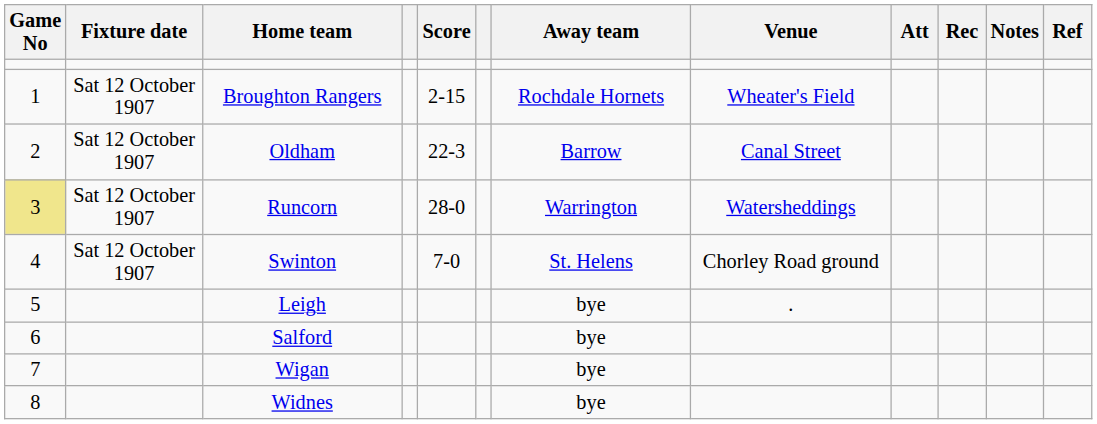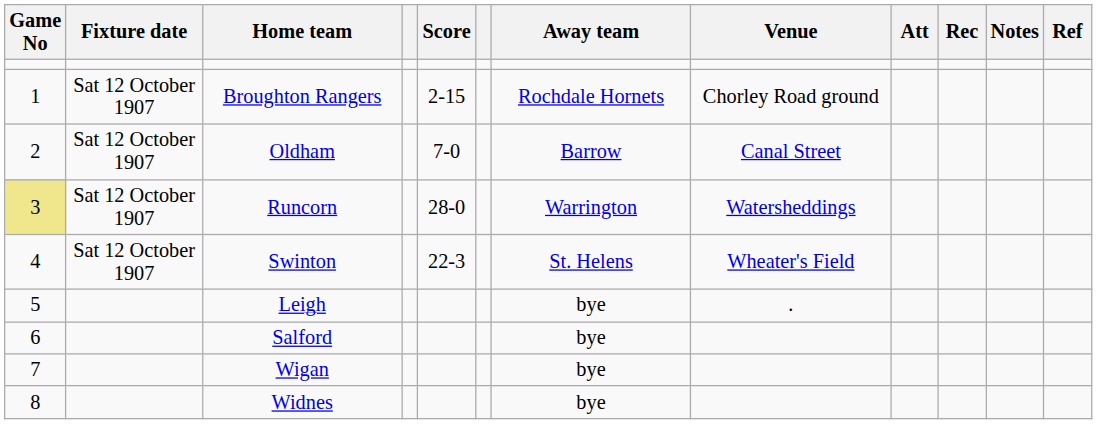(791, 96) Wheater's Field -> (791, 96) Chorley Road ground
(447, 151) 22-3 -> (447, 151) 7-0
(447, 261) 7-0 -> (447, 261) 22-3
(791, 261) Chorley Road ground -> (791, 261) Wheater's Field
